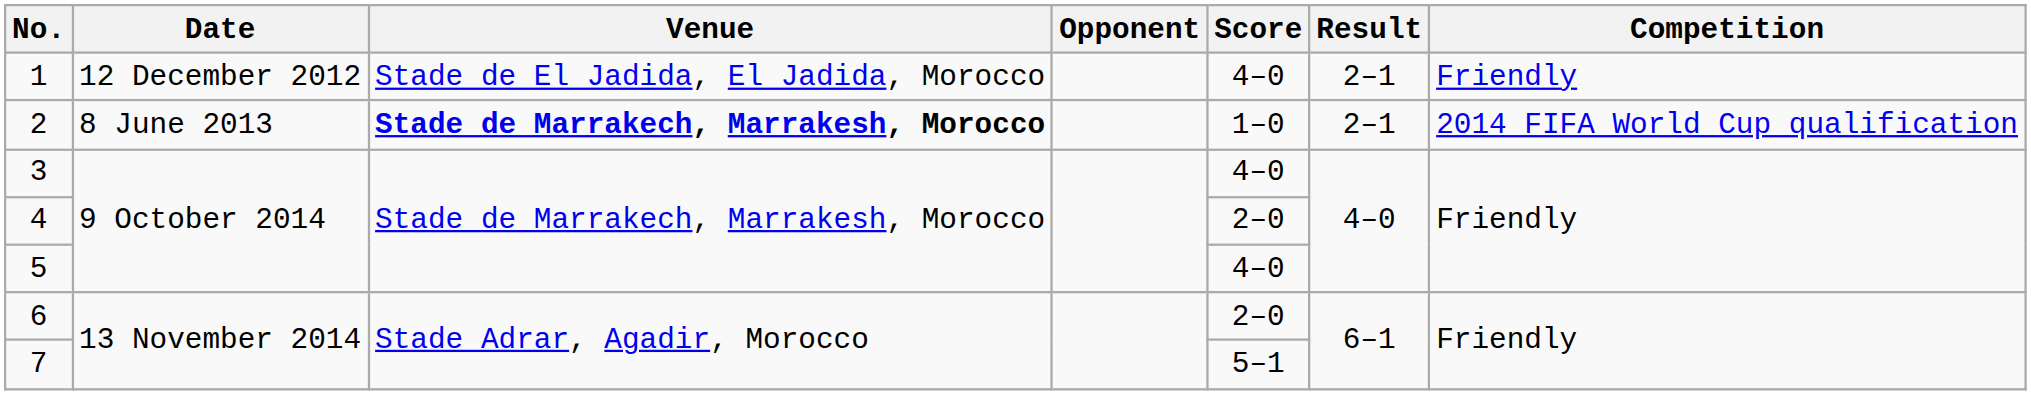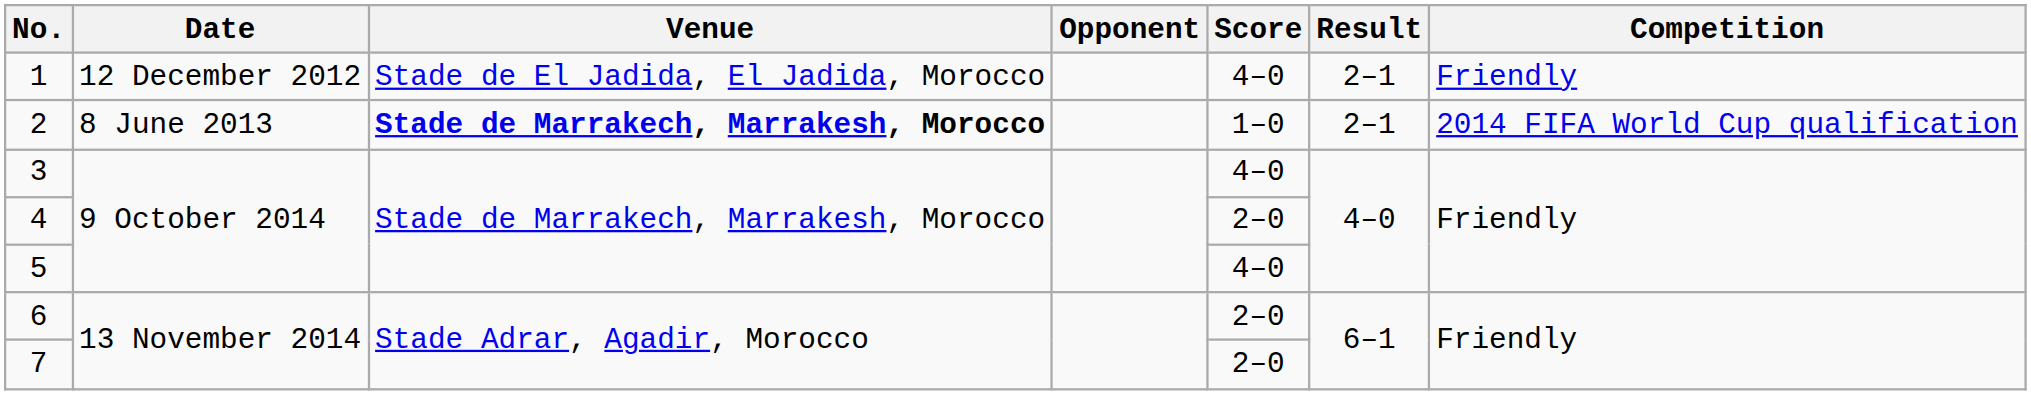(1258, 364) 5–1 -> (1258, 364) 2–0
